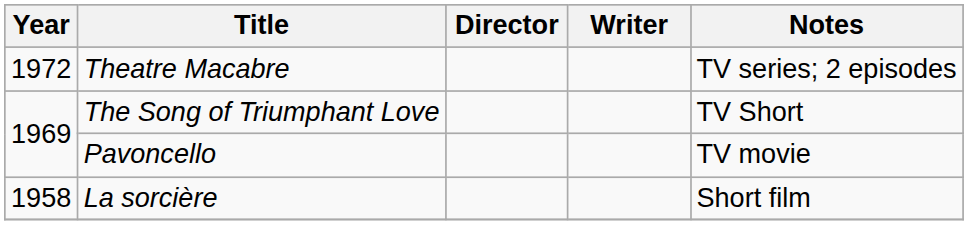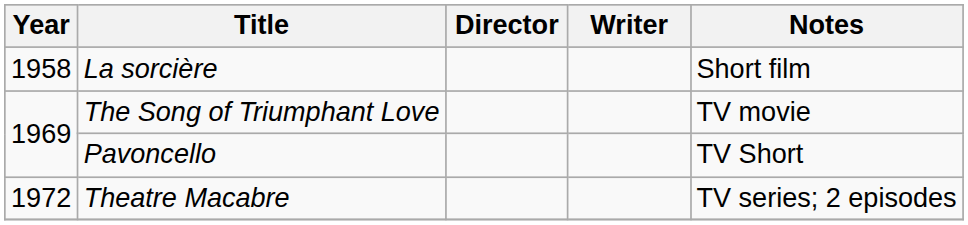rows swapped: (151, 197) <-> (187, 68)
(750, 111) TV Short -> (754, 111) TV movie
(754, 154) TV movie -> (750, 154) TV Short
